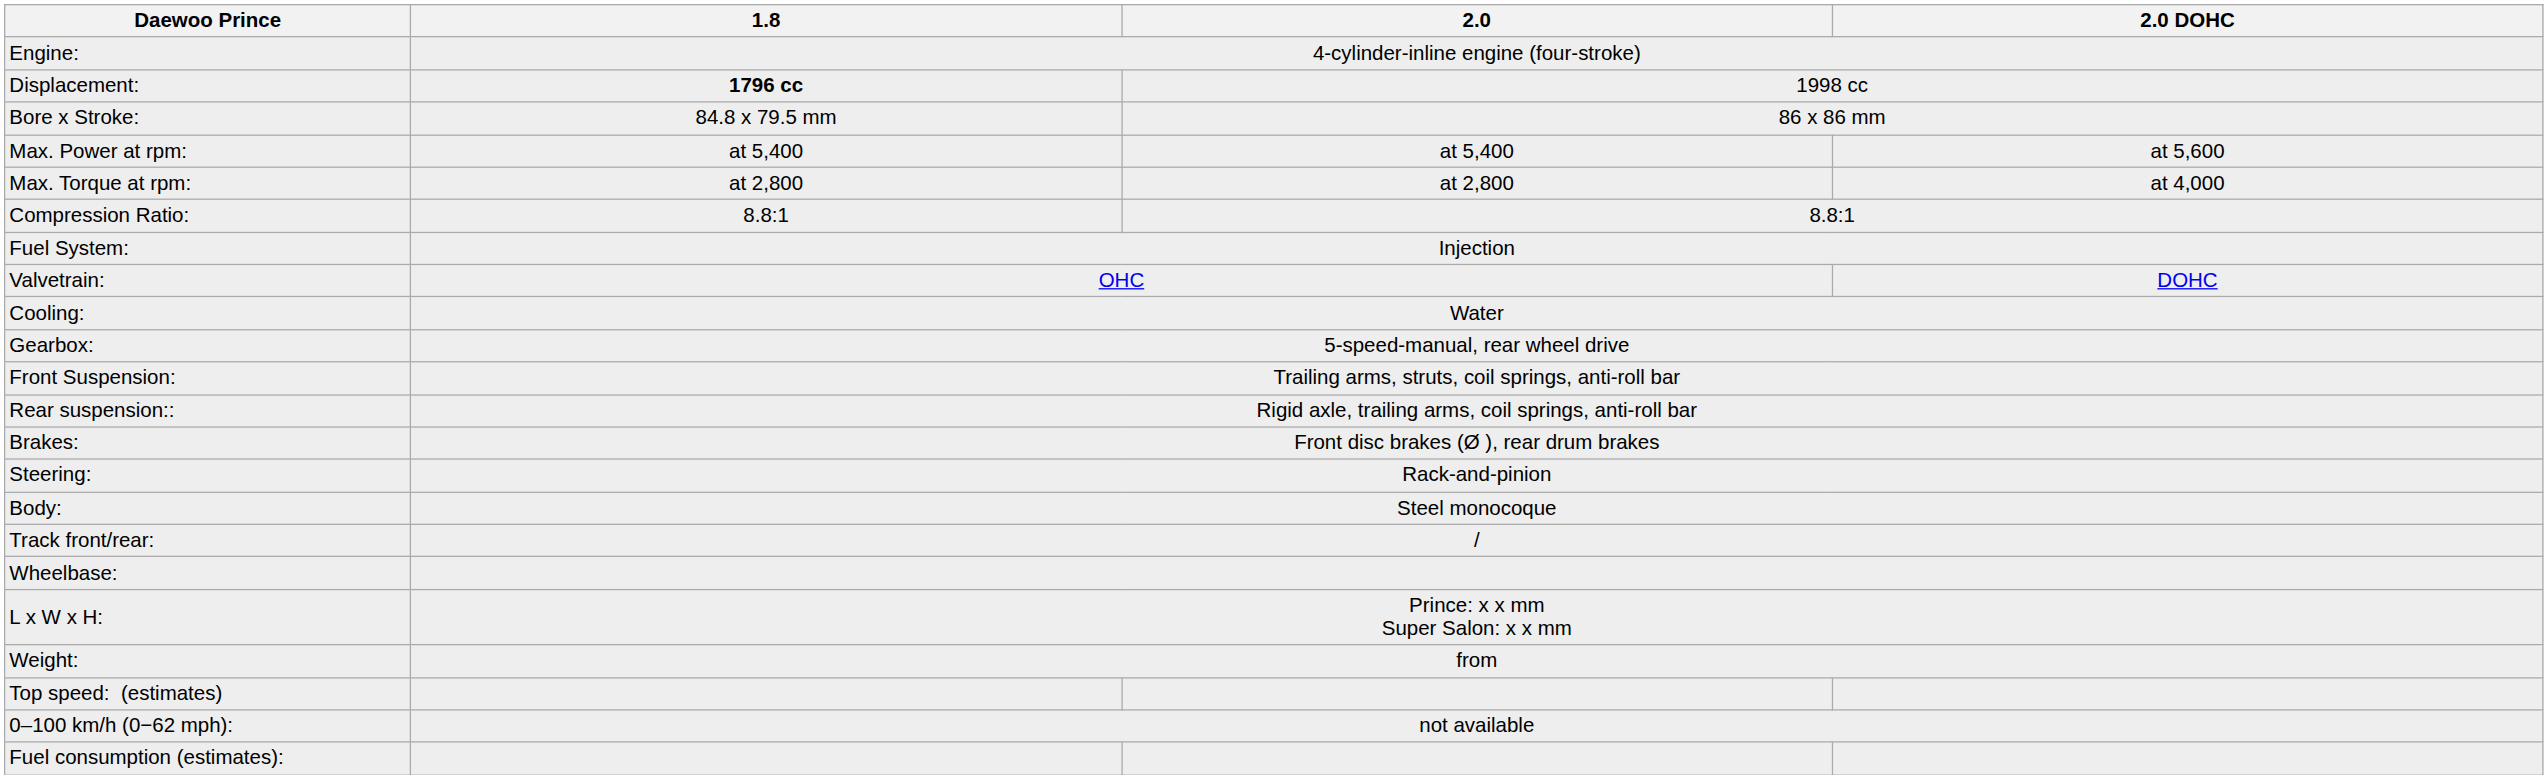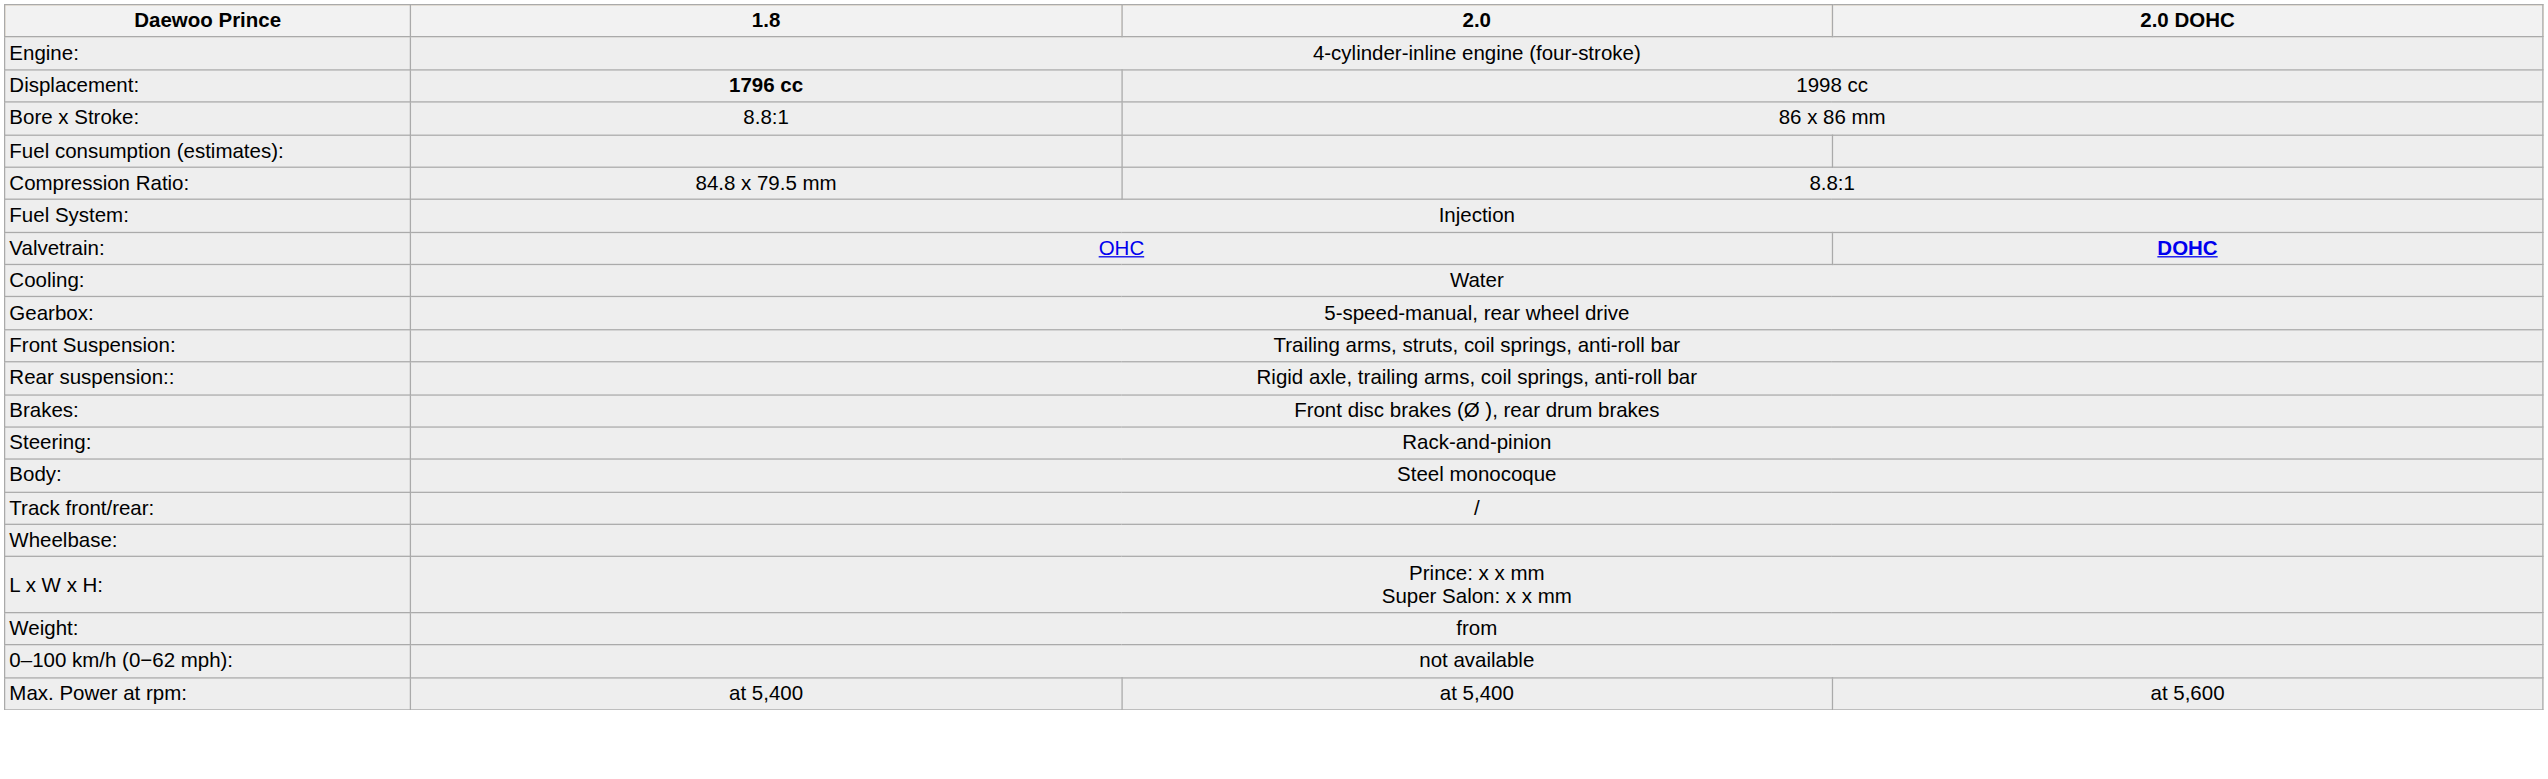(766, 118) 84.8 x 79.5 mm -> (766, 118) 8.8:1
rows swapped: (101, 150) <-> (149, 758)
- row: (103, 183)
(766, 215) 8.8:1 -> (766, 183) 84.8 x 79.5 mm
(2188, 280) normal -> (2188, 248) bold
- row: (116, 693)
